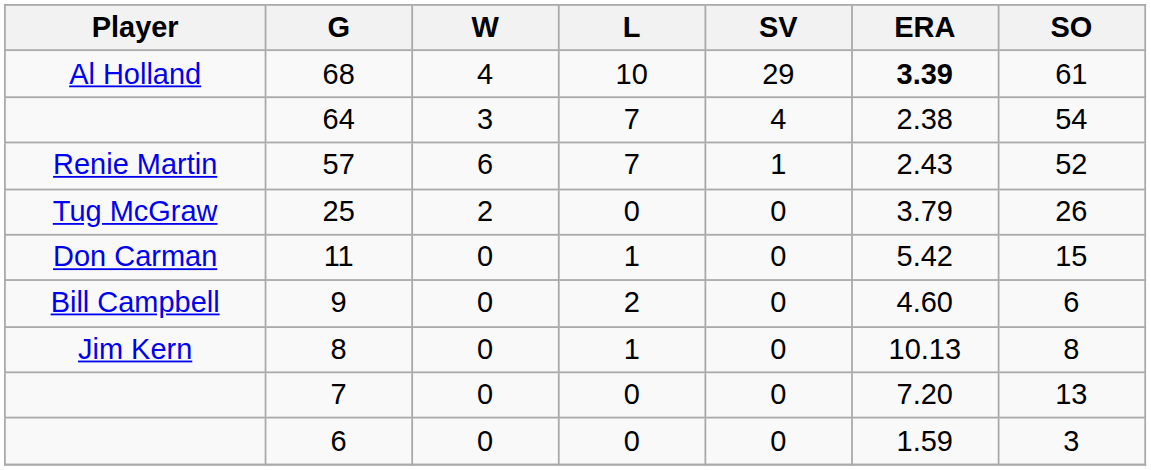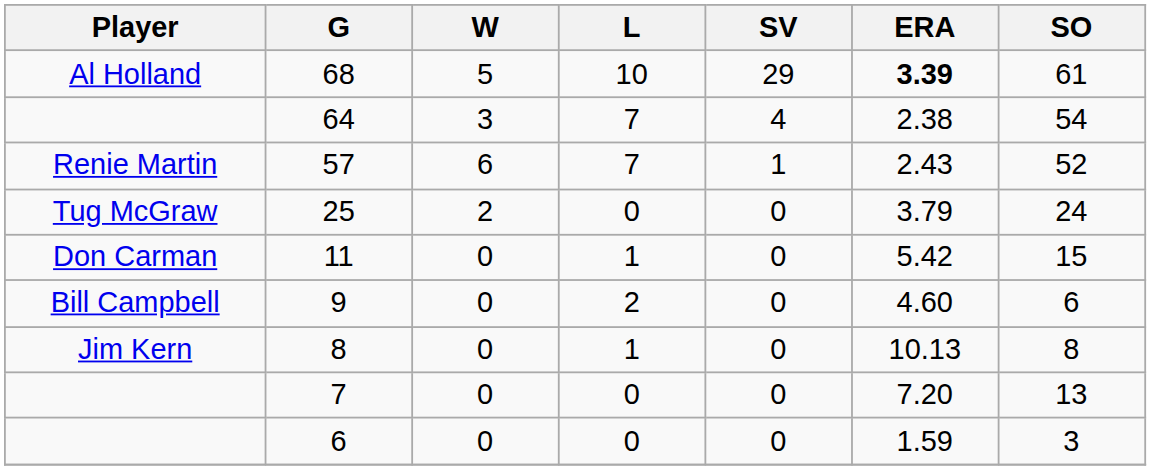(485, 73) 4 -> (485, 73) 5
(1071, 211) 26 -> (1071, 211) 24
